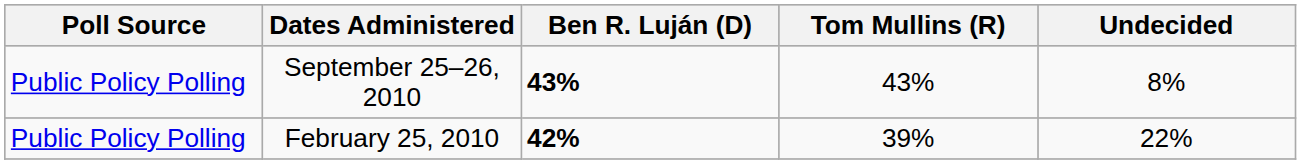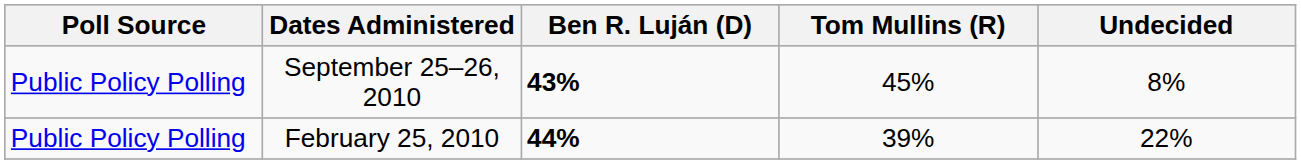(908, 81) 43% -> (908, 81) 45%
(553, 138) 42% -> (553, 138) 44%
